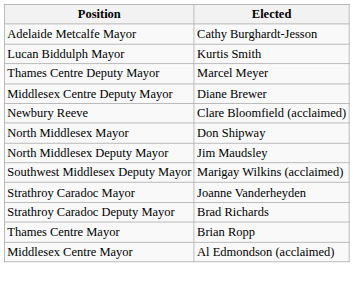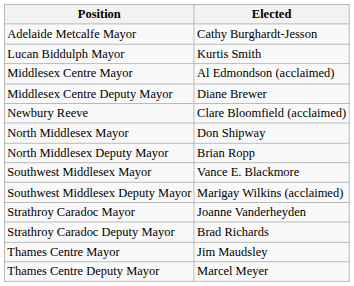rows swapped: (70, 251) <-> (83, 73)
(232, 152) Jim Maudsley -> (226, 152) Brian Ropp
+ row: (79, 172)
(226, 232) Brian Ropp -> (232, 251) Jim Maudsley
